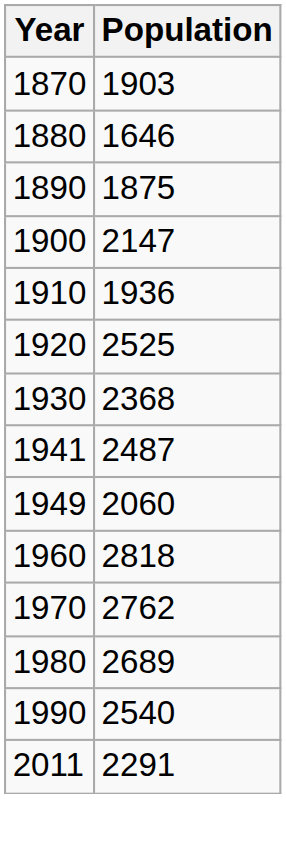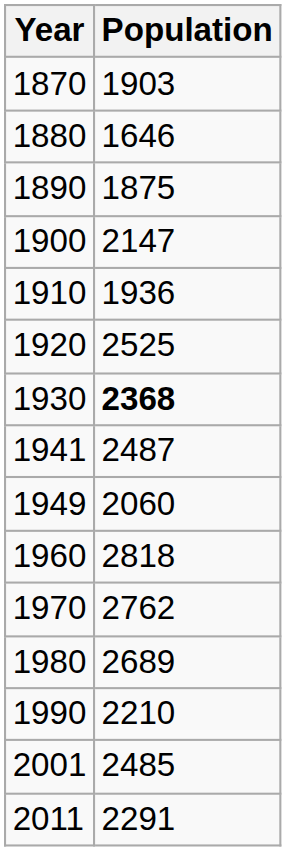(138, 398) normal -> (138, 398) bold
(138, 713) 2540 -> (138, 713) 2210
+ row: (50, 766)
